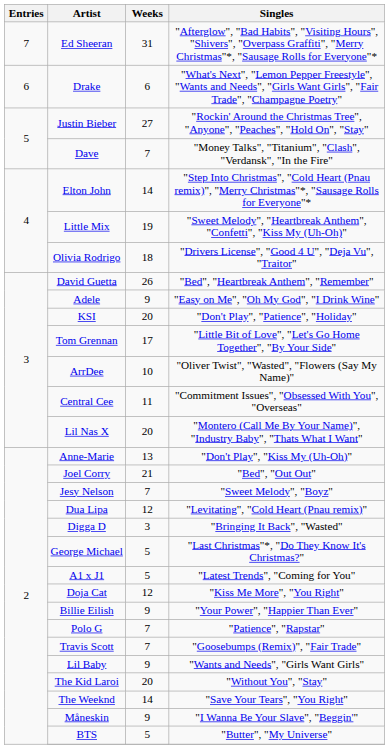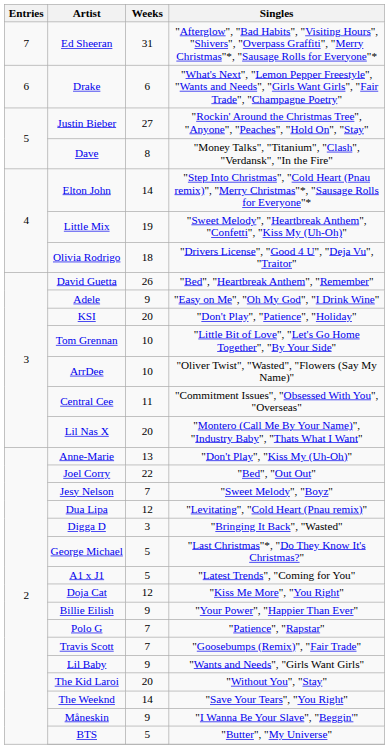(147, 153) 7 -> (147, 153) 8
(147, 341) 17 -> (147, 341) 10
(147, 473) 21 -> (147, 473) 22
